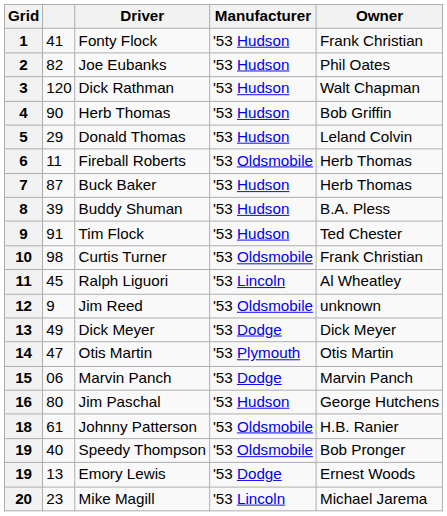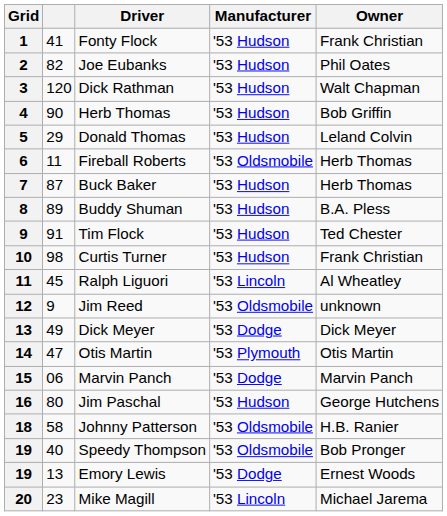(55, 209) 39 -> (55, 209) 89
(263, 257) '53 Oldsmobile -> (251, 257) '53 Hudson
(55, 426) 61 -> (55, 426) 58
